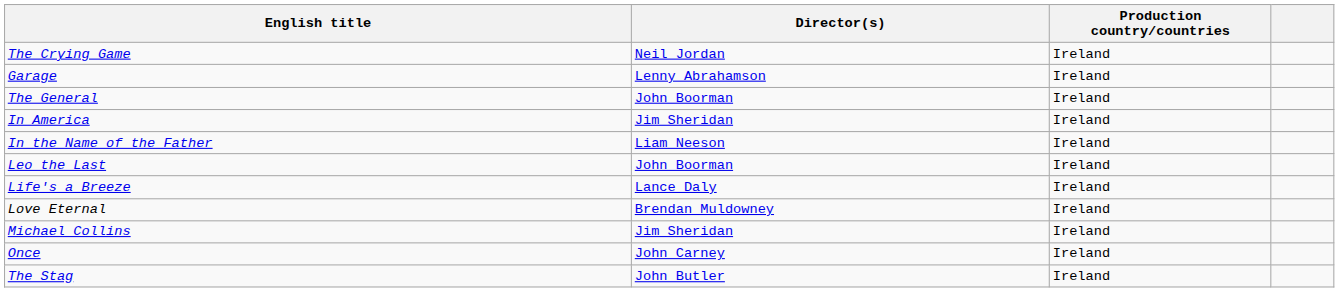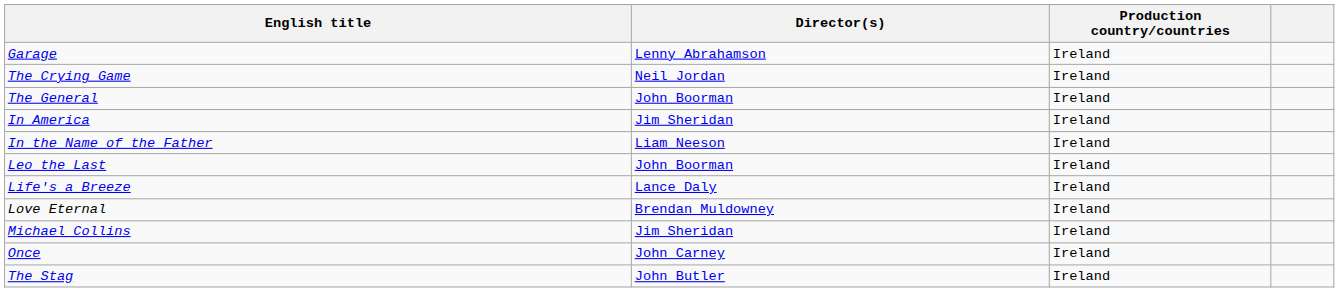rows swapped: (69, 54) <-> (32, 76)
